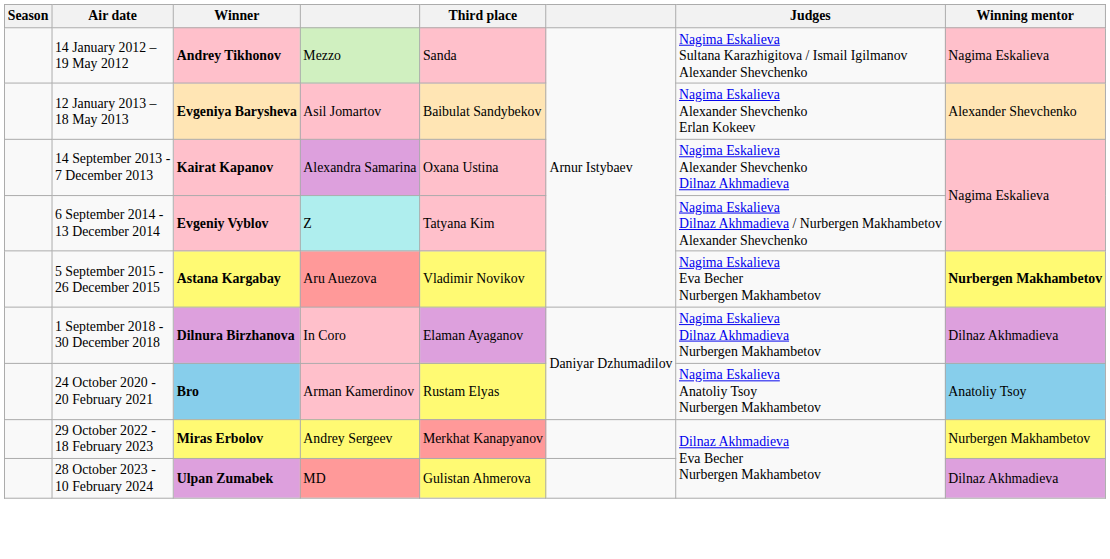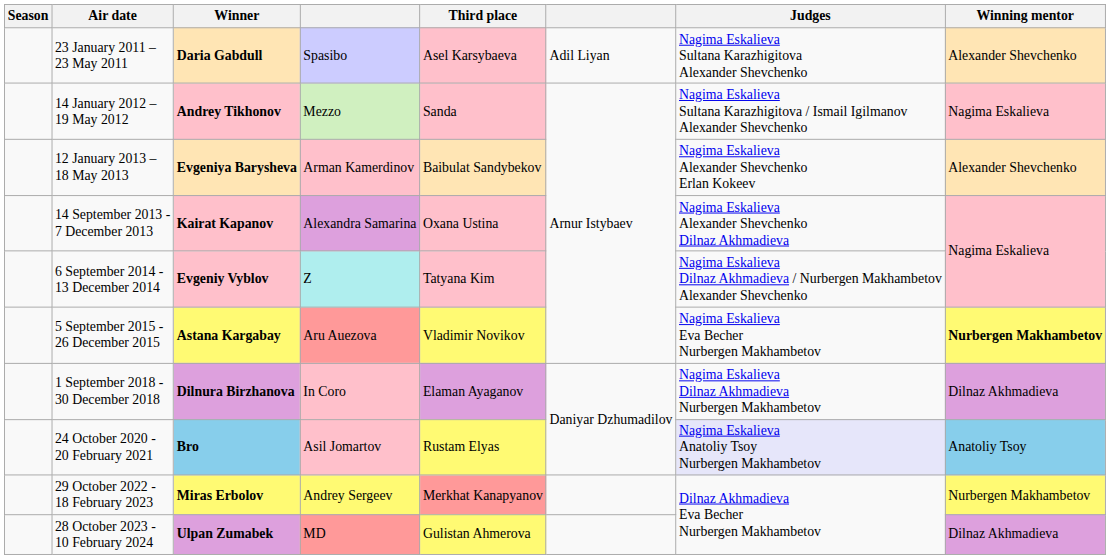+ row: (105, 55)
(342, 111) Asil Jomartov -> (359, 167) Arman Kamerdinov
(359, 391) Arman Kamerdinov -> (342, 447) Asil Jomartov
(750, 391) no background -> (750, 447) lavender background
